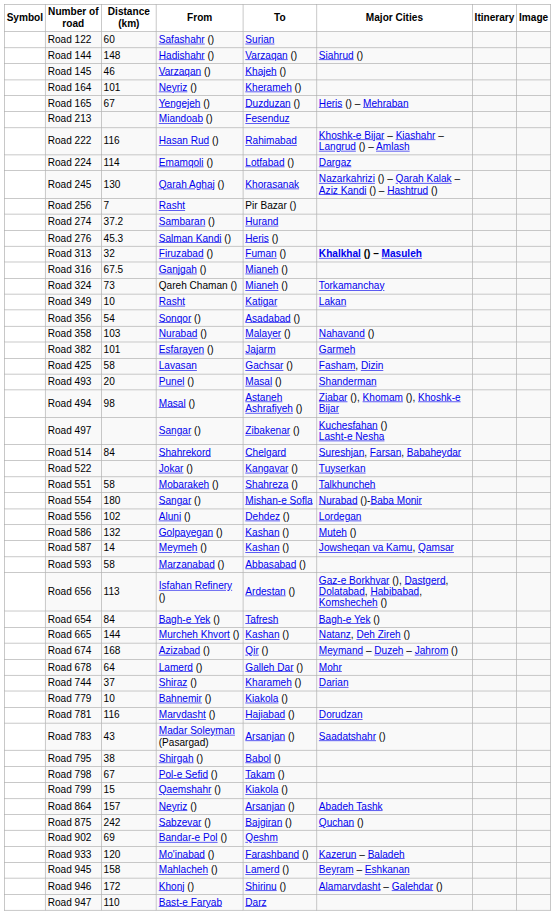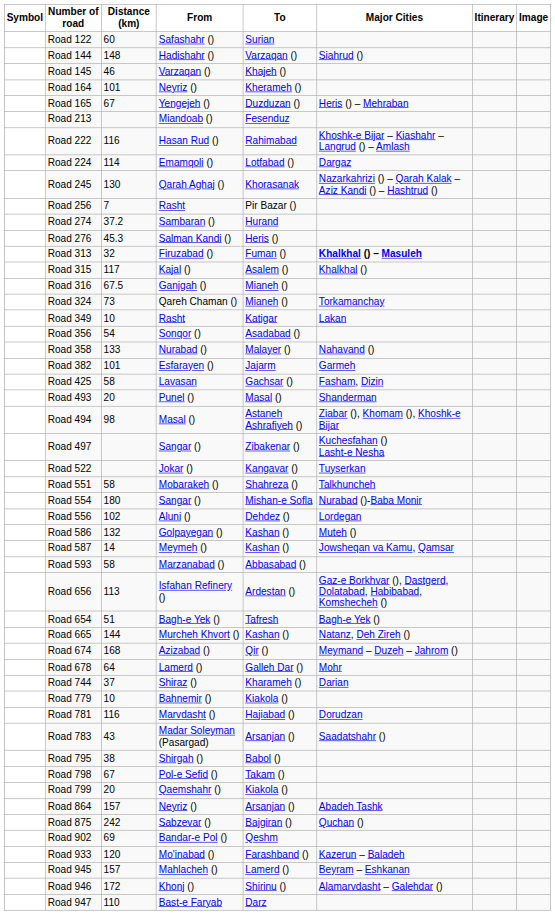+ row: (70, 270)
(112, 334) 103 -> (112, 350) 133
- row: (70, 452)
(109, 619) 84 -> (109, 619) 51
(109, 790) 15 -> (109, 790) 20
(112, 870) 158 -> (112, 870) 157
